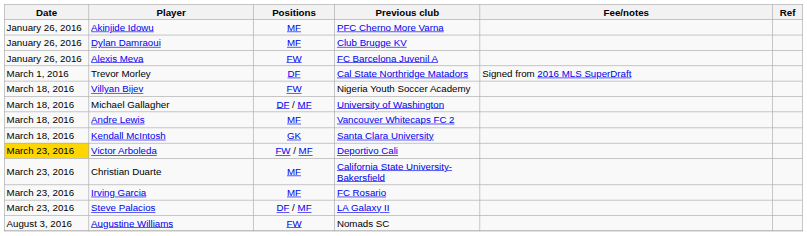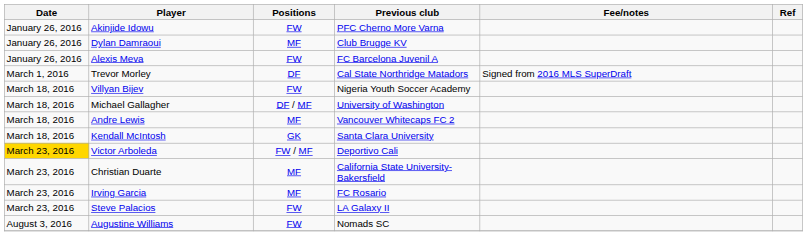(294, 28) MF -> (294, 28) FW
(294, 208) DF / MF -> (294, 208) FW
